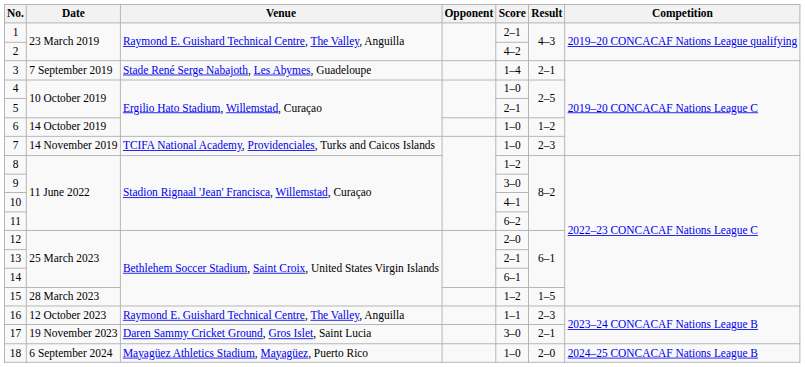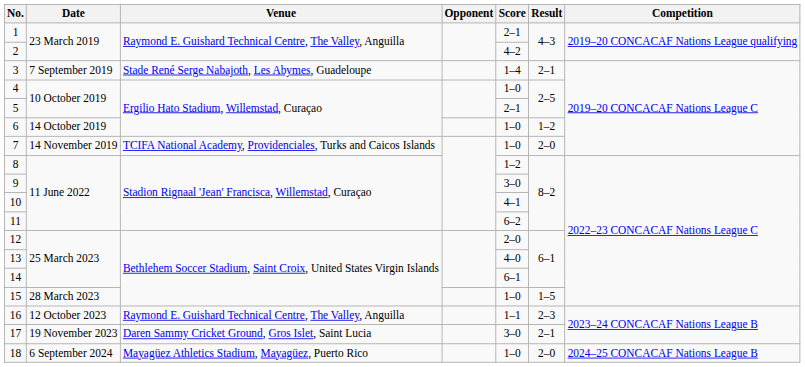(547, 145) 2–3 -> (547, 145) 2–0
(512, 258) 2–1 -> (512, 258) 4–0
(512, 296) 1–2 -> (512, 296) 1–0
